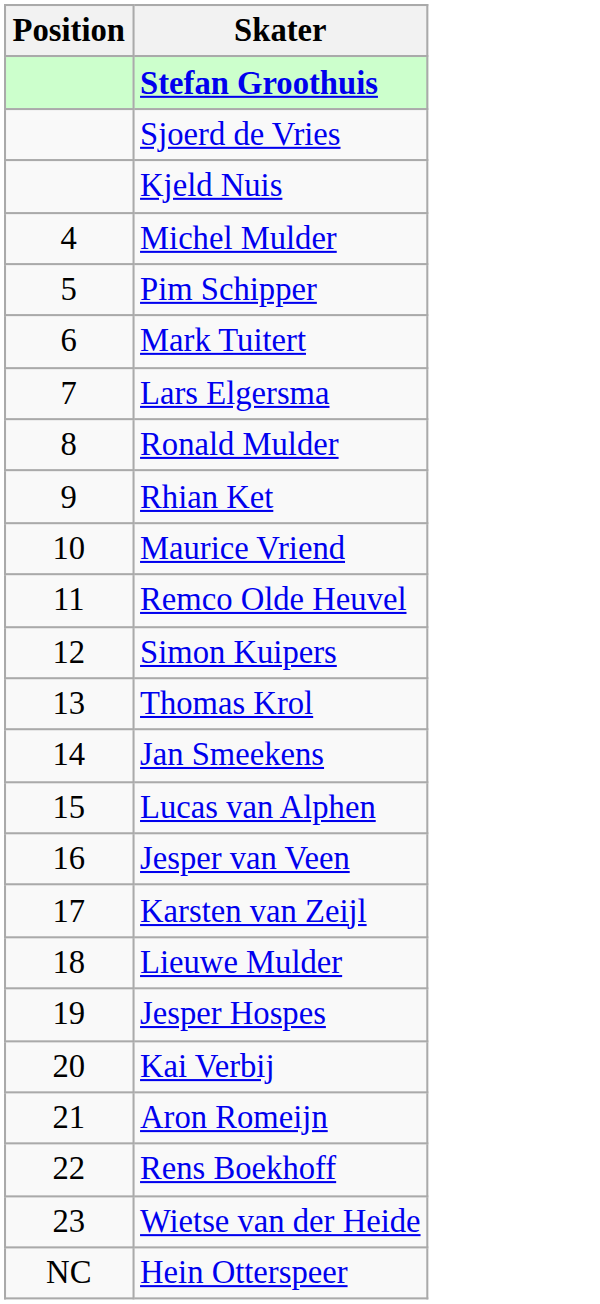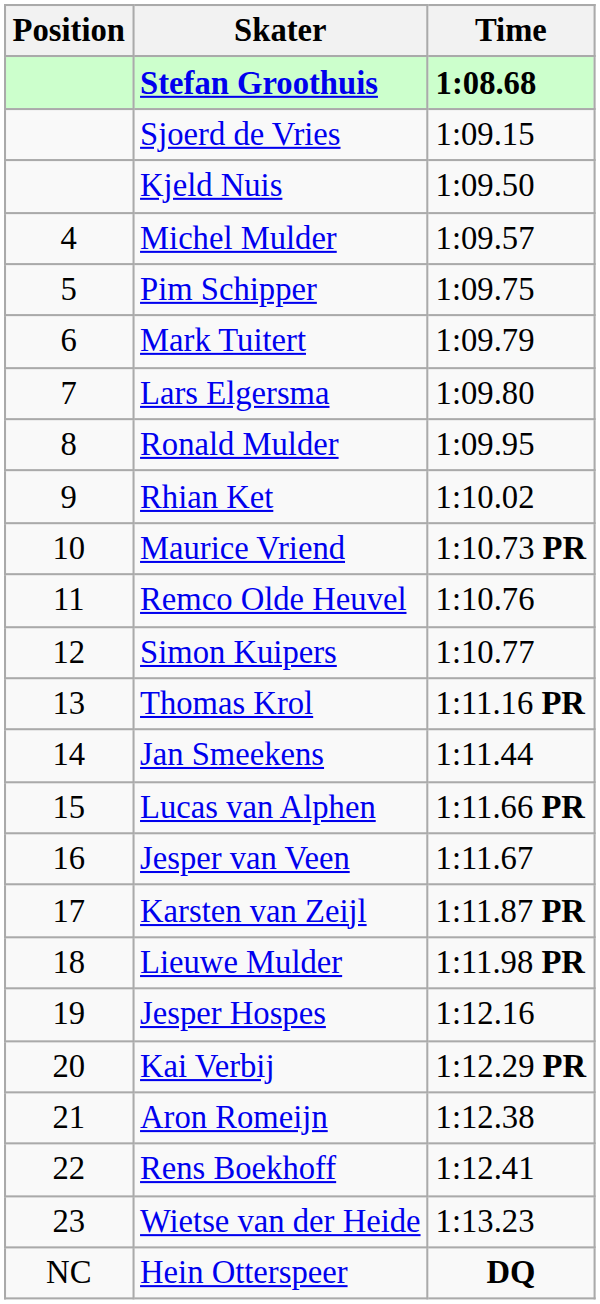+ column: (511, 30)
